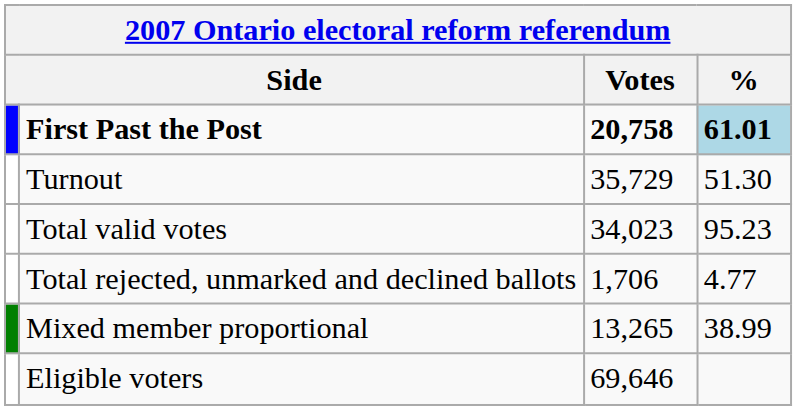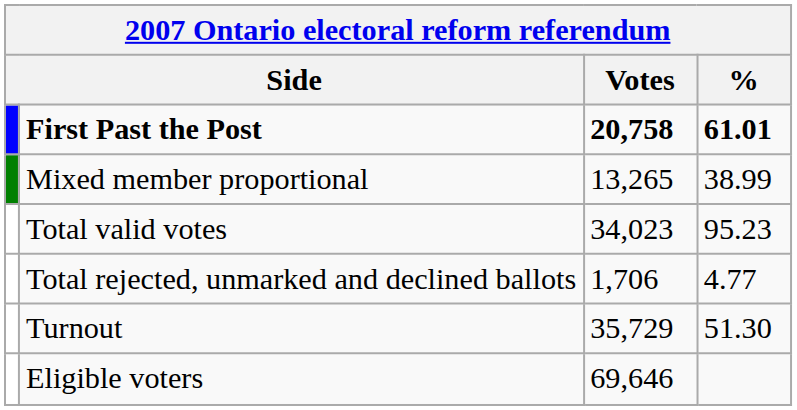(738, 129) lightblue background -> (738, 129) no background
rows swapped: (197, 328) <-> (74, 179)
